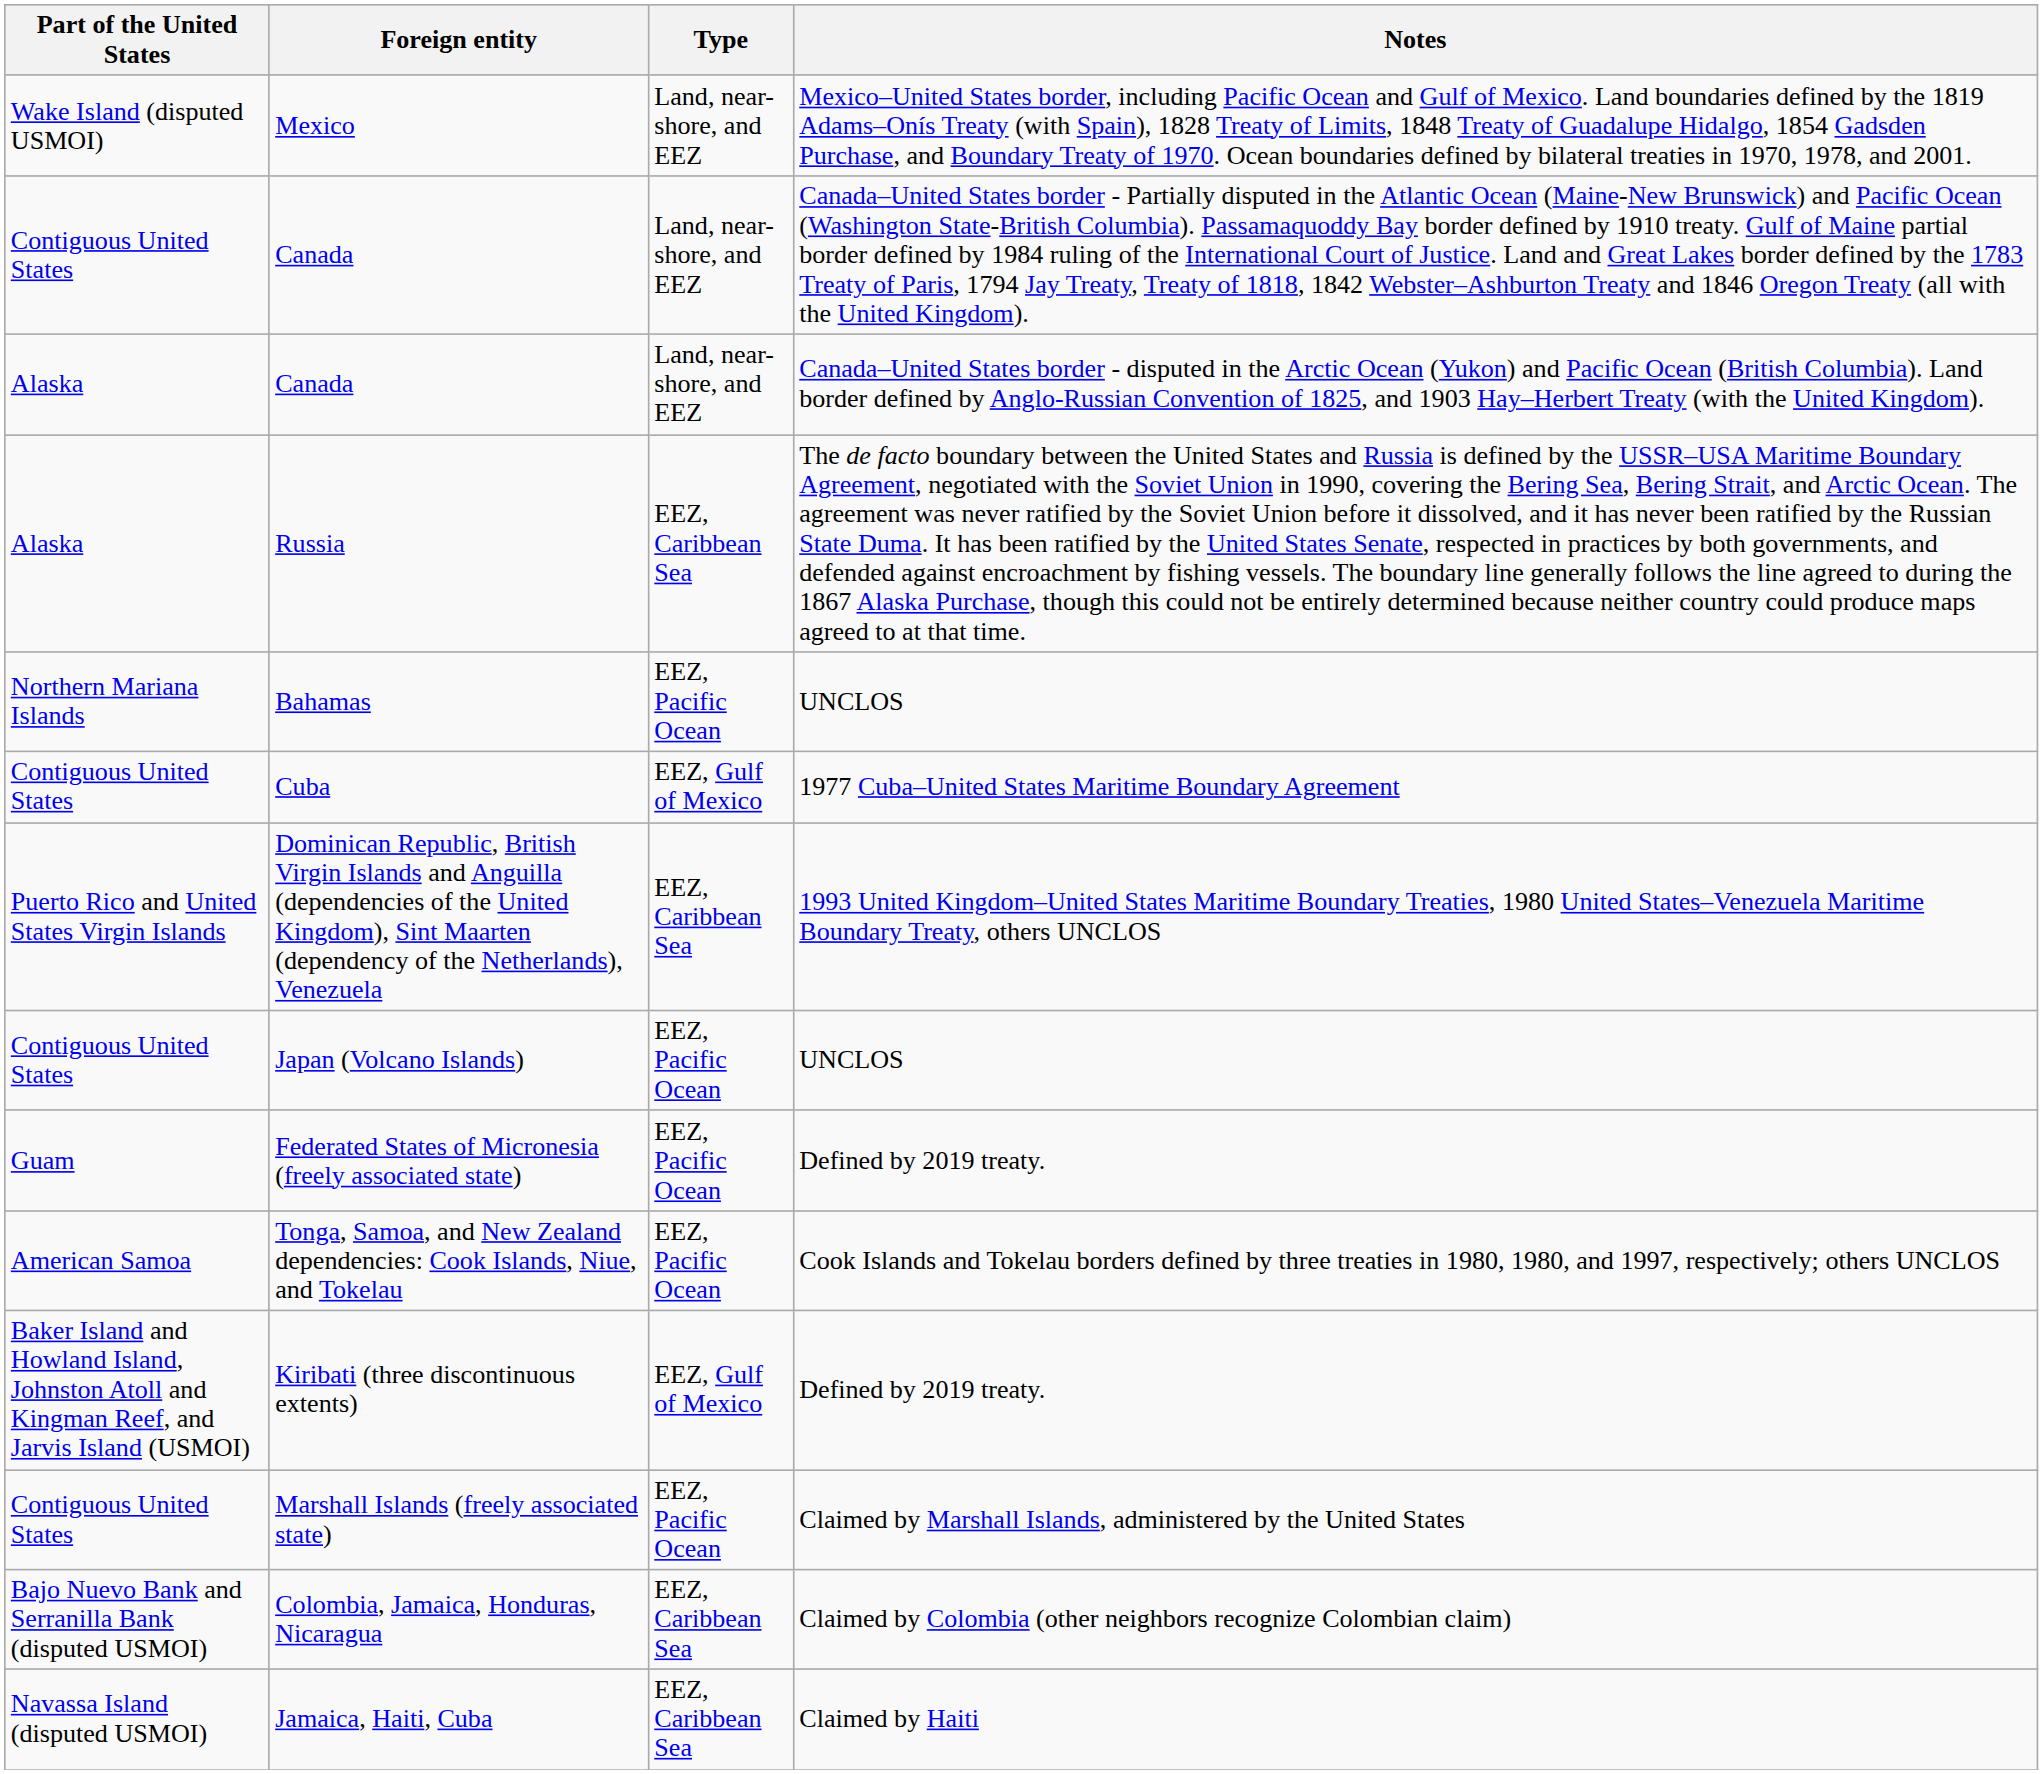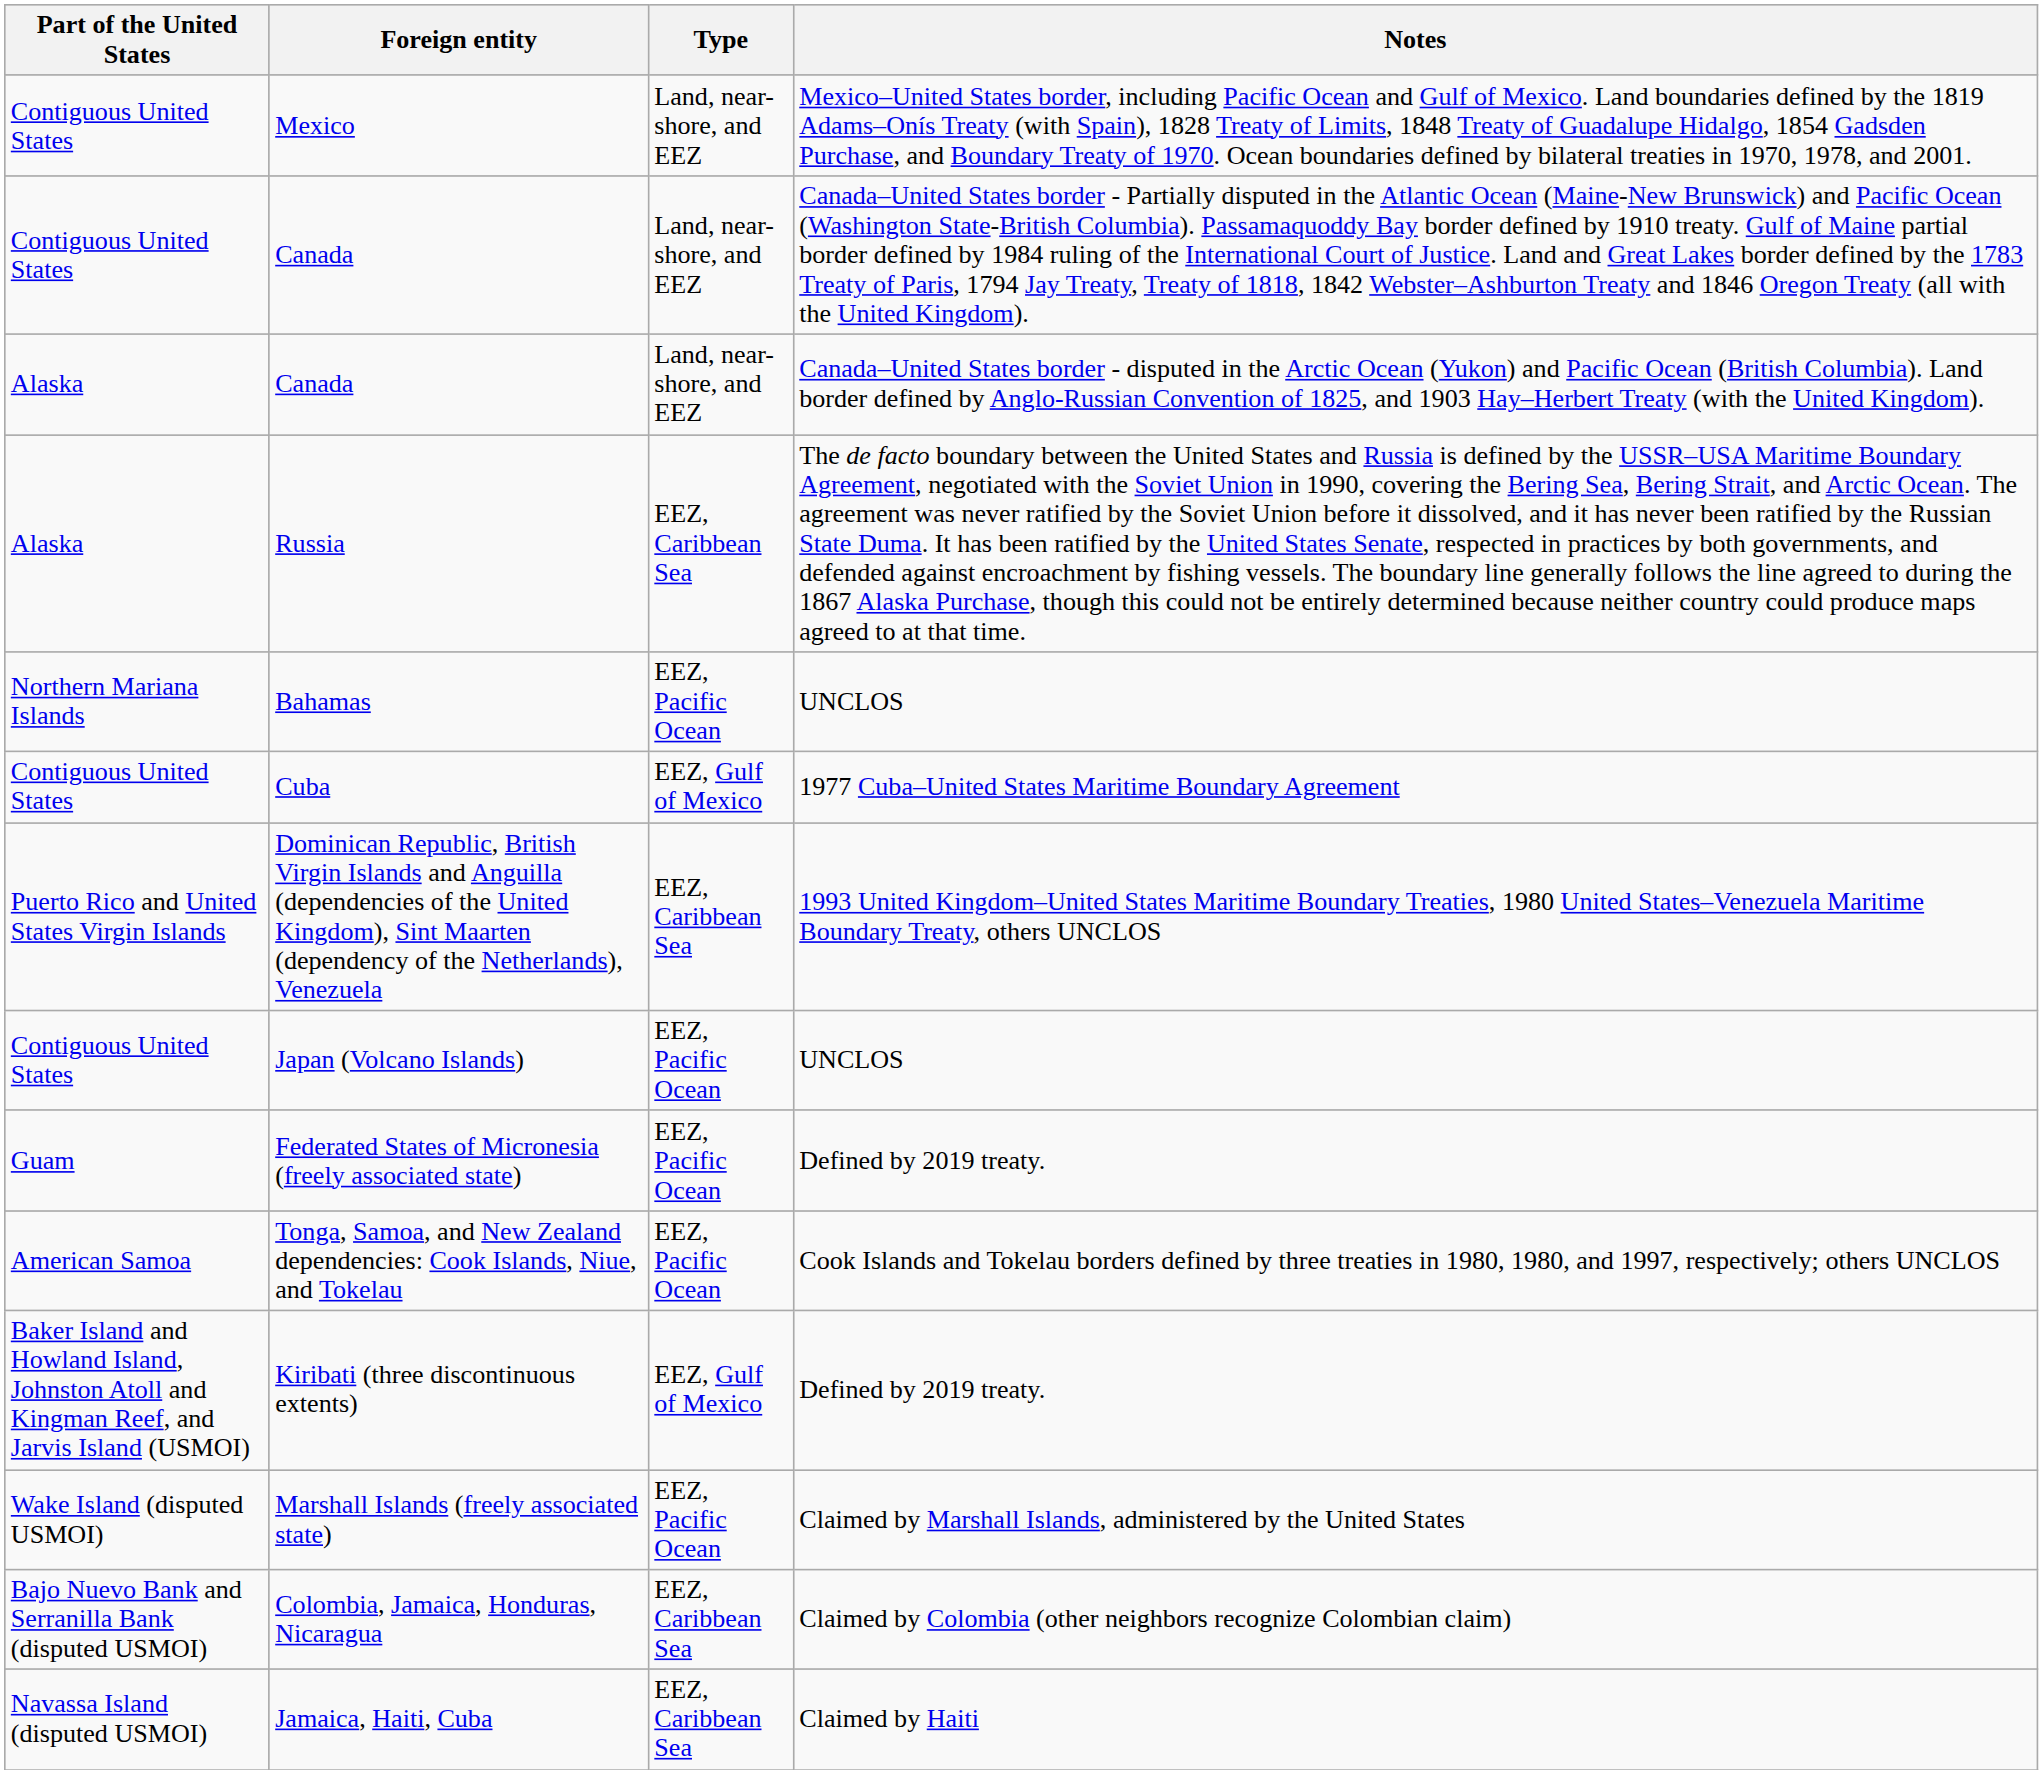(127, 125) Wake Island (disputed USMOI) -> (110, 125) Contiguous United States
(110, 1519) Contiguous United States -> (127, 1519) Wake Island (disputed USMOI)
